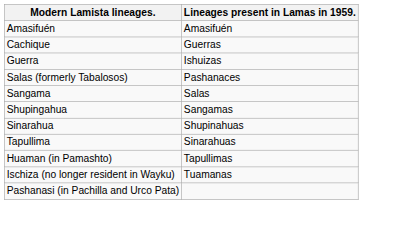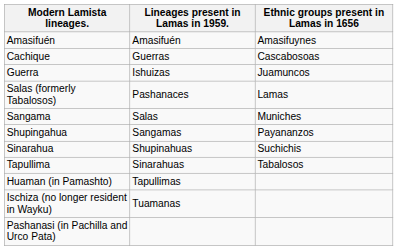+ column: (324, 18)
